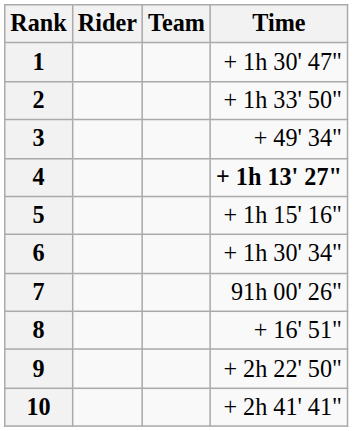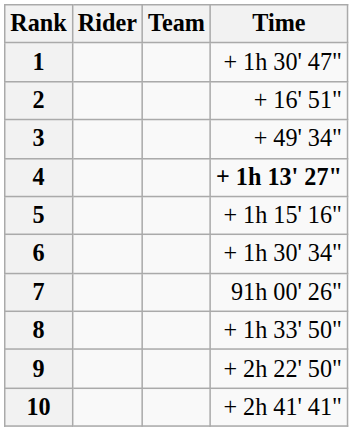(283, 100) + 1h 33' 50" -> (298, 100) + 16' 51"
(298, 330) + 16' 51" -> (283, 330) + 1h 33' 50"
